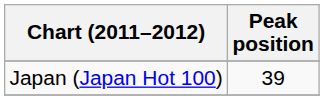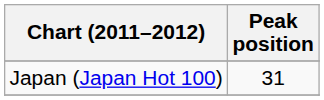(273, 77) 39 -> (273, 77) 31
